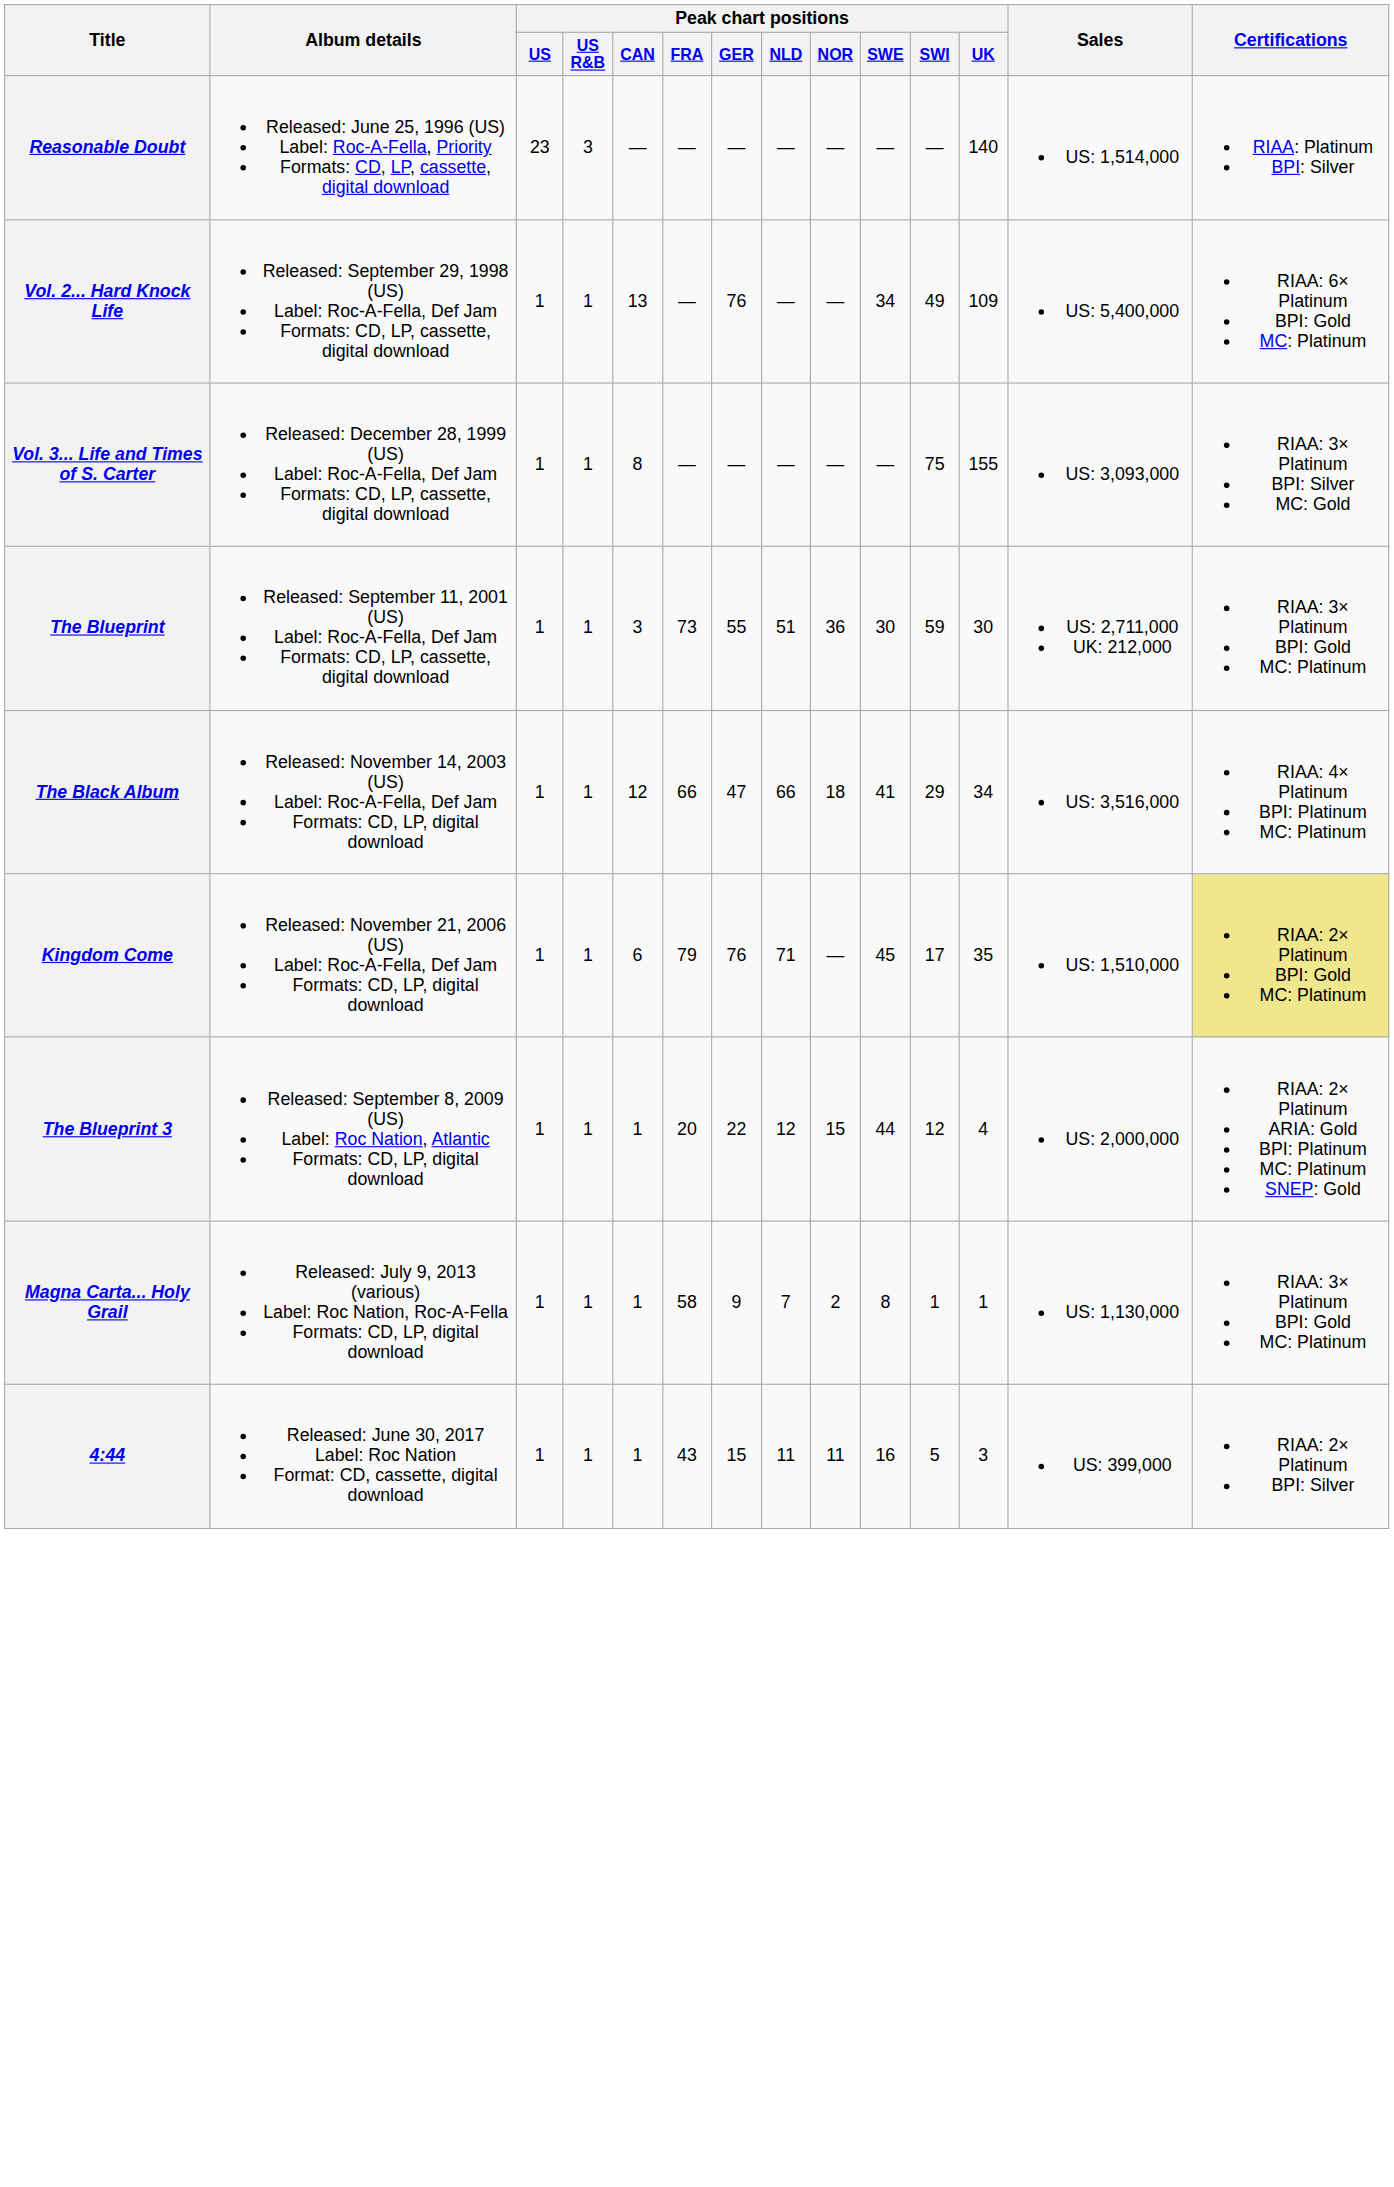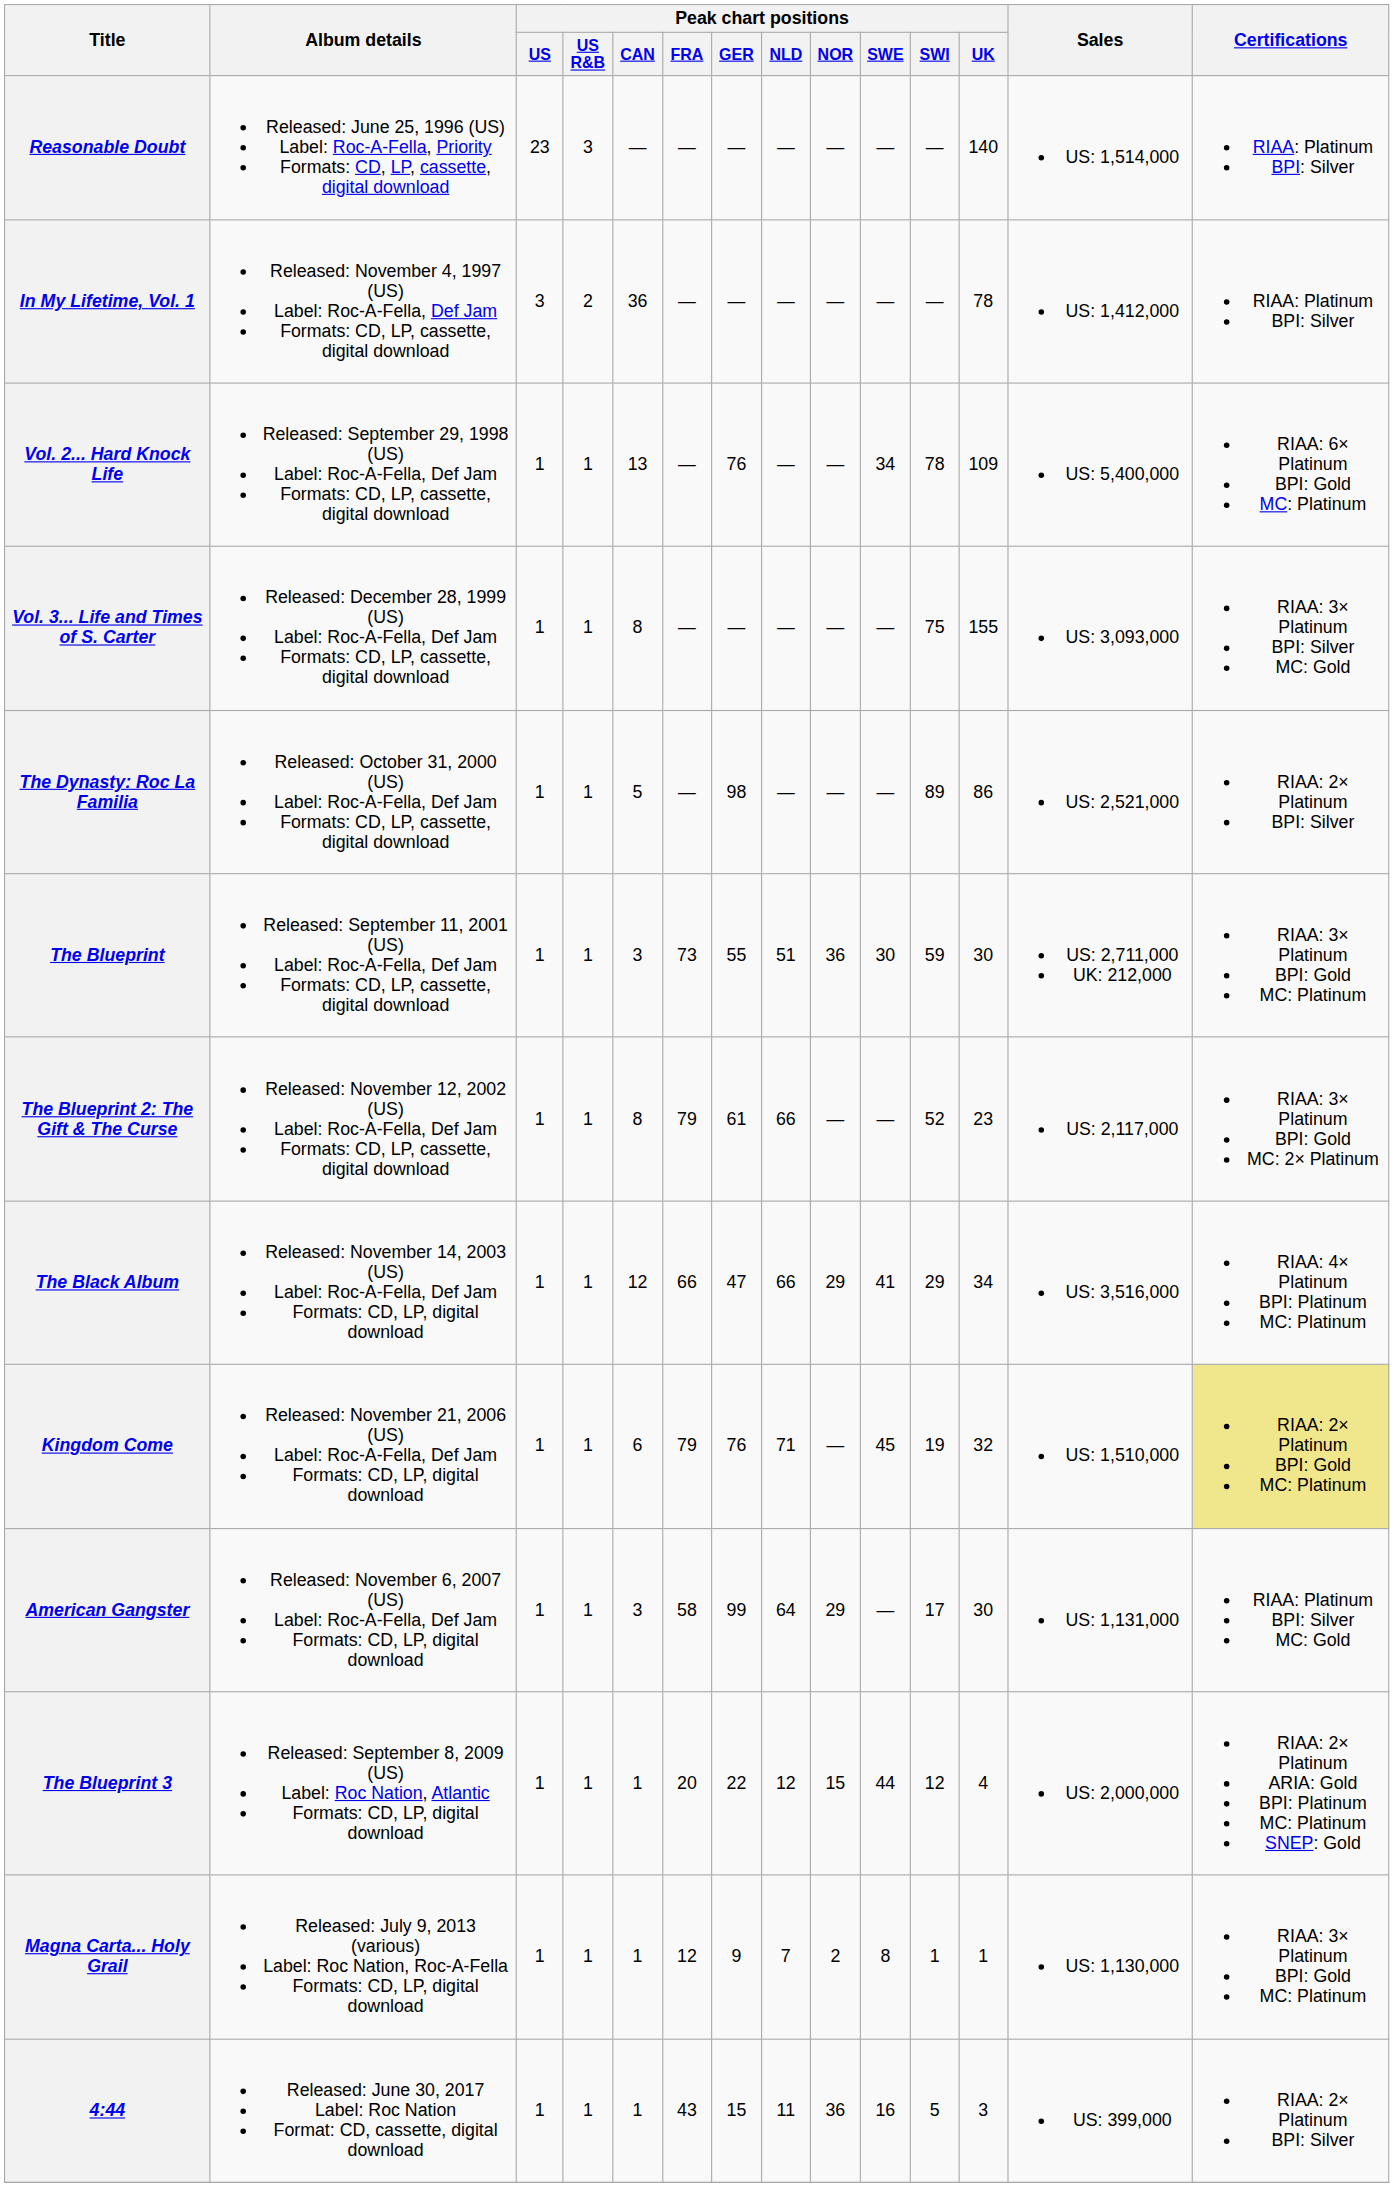+ row: (107, 301)
(935, 301) 49 -> (935, 464) 78
+ row: (107, 791)
+ row: (107, 1119)
(835, 791) 18 -> (835, 1282) 29
(935, 955) 17 -> (935, 1446) 19
(983, 955) 35 -> (983, 1446) 32
+ row: (107, 1609)
(687, 1302) 58 -> (687, 1956) 12
(835, 1456) 11 -> (835, 2110) 36
